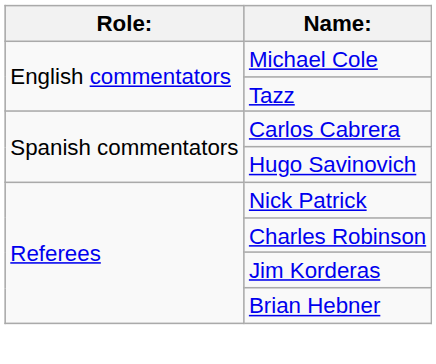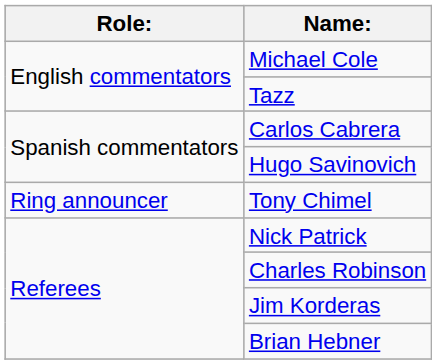+ row: (310, 200)
